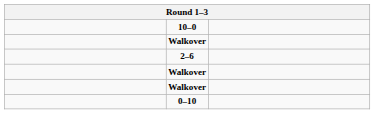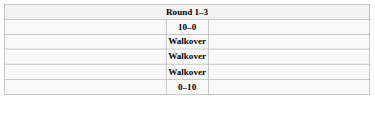- row: (85, 57)
